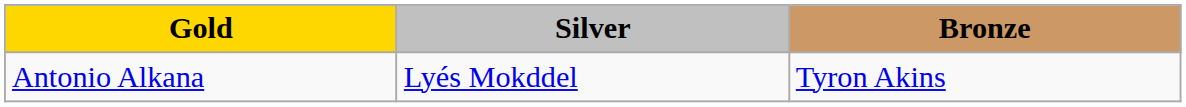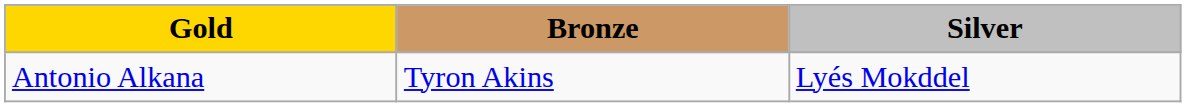columns swapped: (593, 28) <-> (985, 28)
